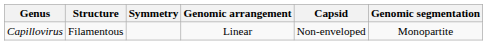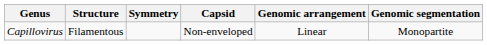columns swapped: (331, 13) <-> (238, 13)
